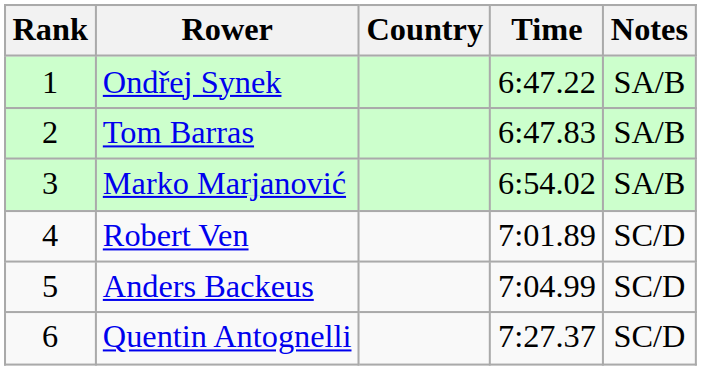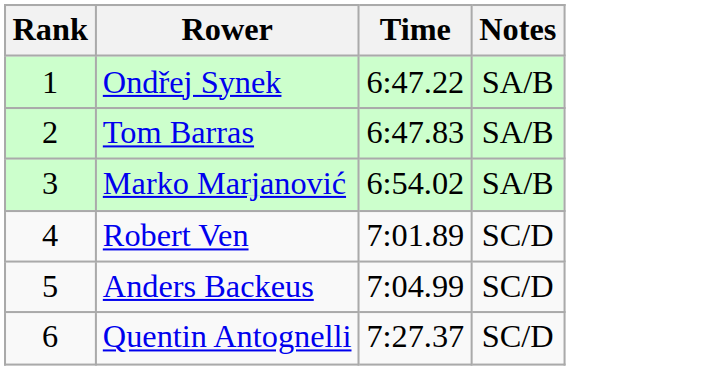- column: (425, 30)
